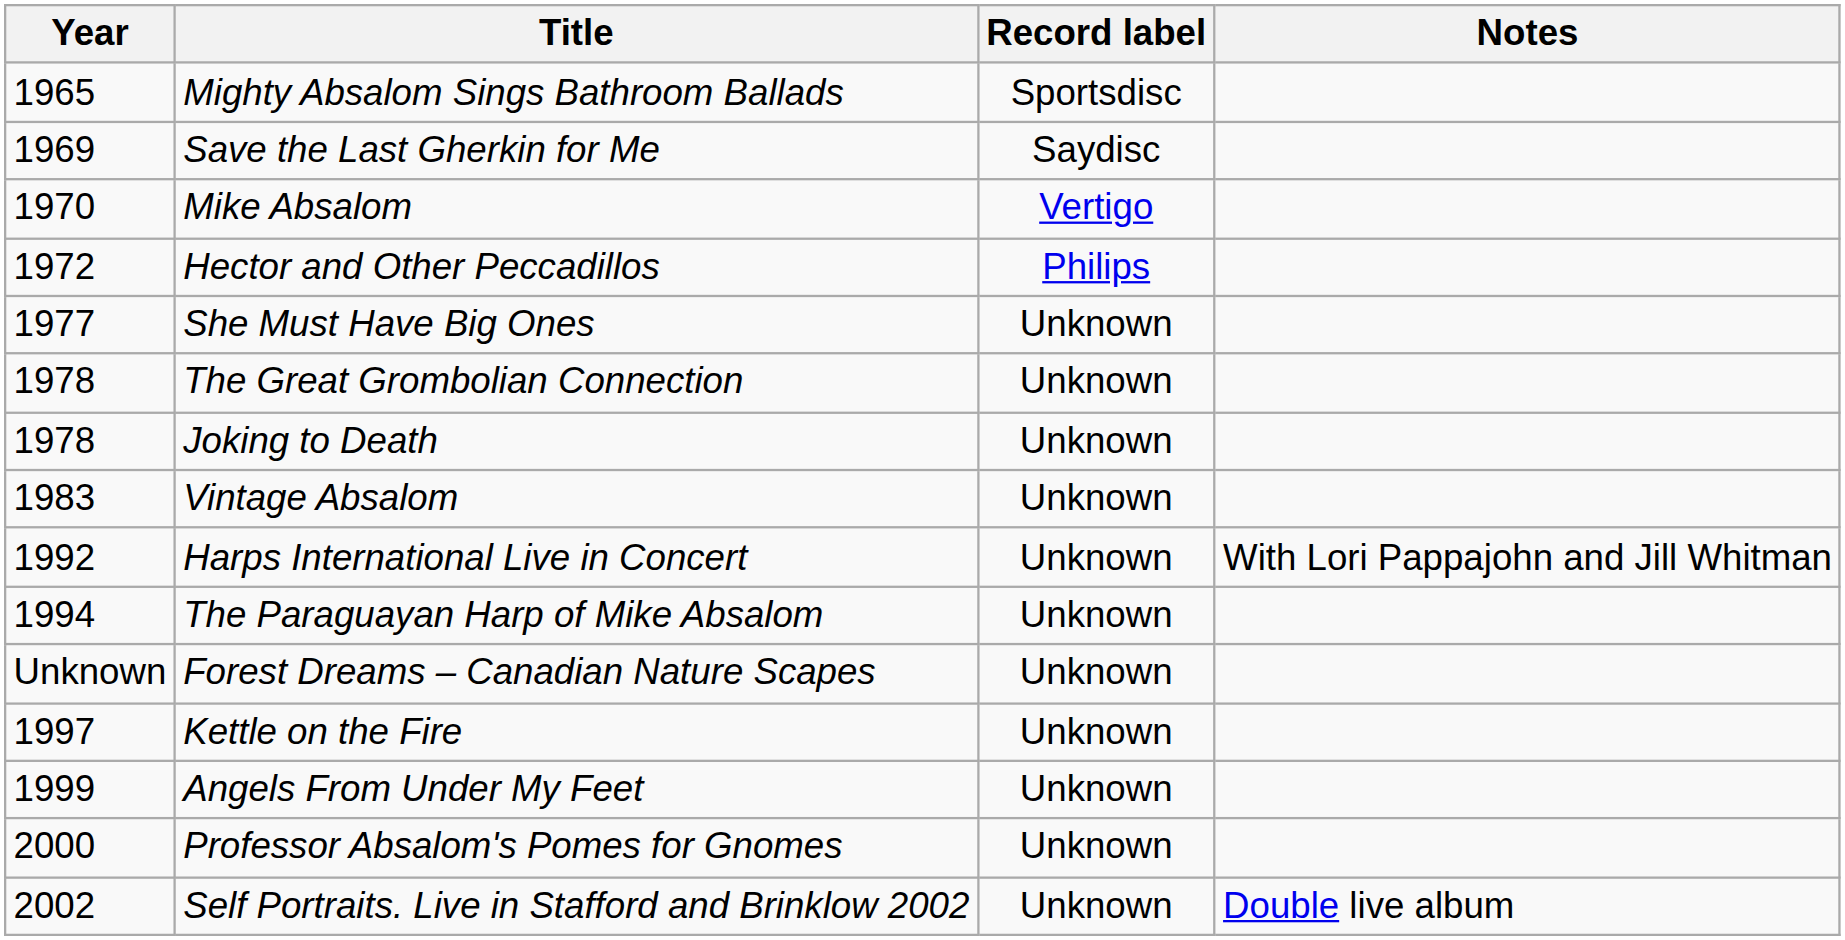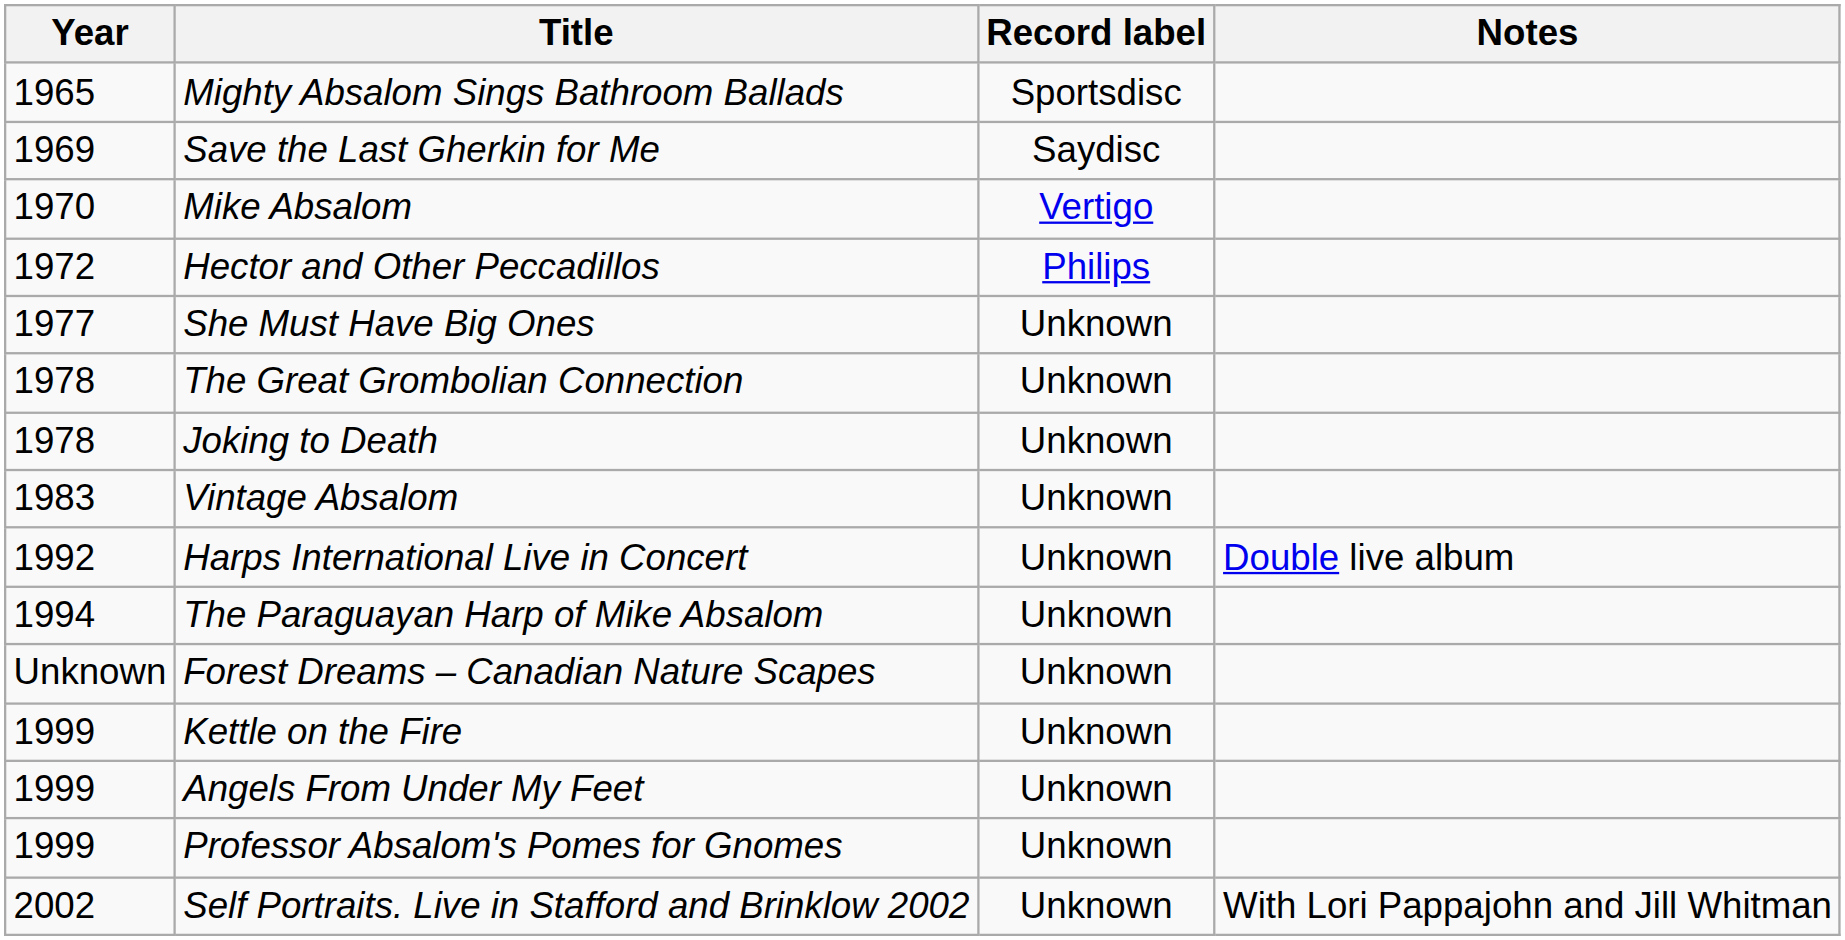(1528, 556) With Lori Pappajohn and Jill Whitman -> (1369, 556) Double live album
(54, 730) 1997 -> (54, 730) 1999
(54, 847) 2000 -> (54, 847) 1999
(1369, 905) Double live album -> (1528, 905) With Lori Pappajohn and Jill Whitman
